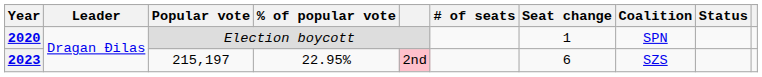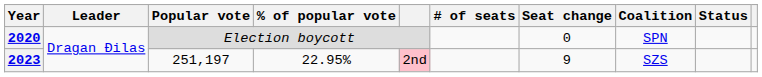(567, 38) 1 -> (567, 38) 0
(201, 60) 215,197 -> (201, 60) 251,197
(567, 60) 6 -> (567, 60) 9
